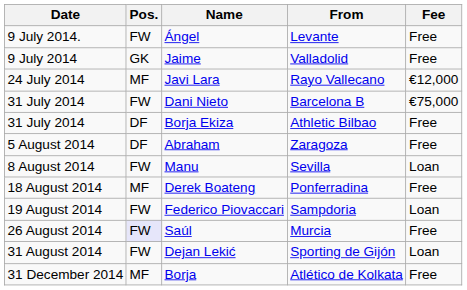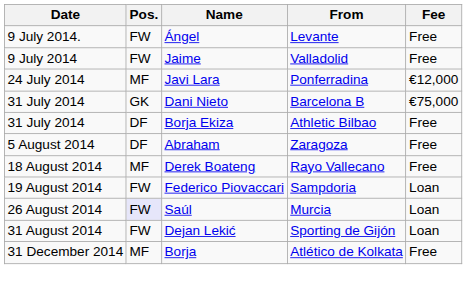(139, 58) GK -> (140, 58) FW
(337, 79) Rayo Vallecano -> (329, 79) Ponferradina
(140, 101) FW -> (139, 101) GK
- row: (182, 166)
(329, 187) Ponferradina -> (337, 166) Rayo Vallecano
(423, 230) Free -> (424, 209) Loan
